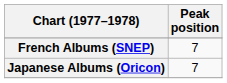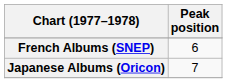(195, 48) 7 -> (195, 48) 6
